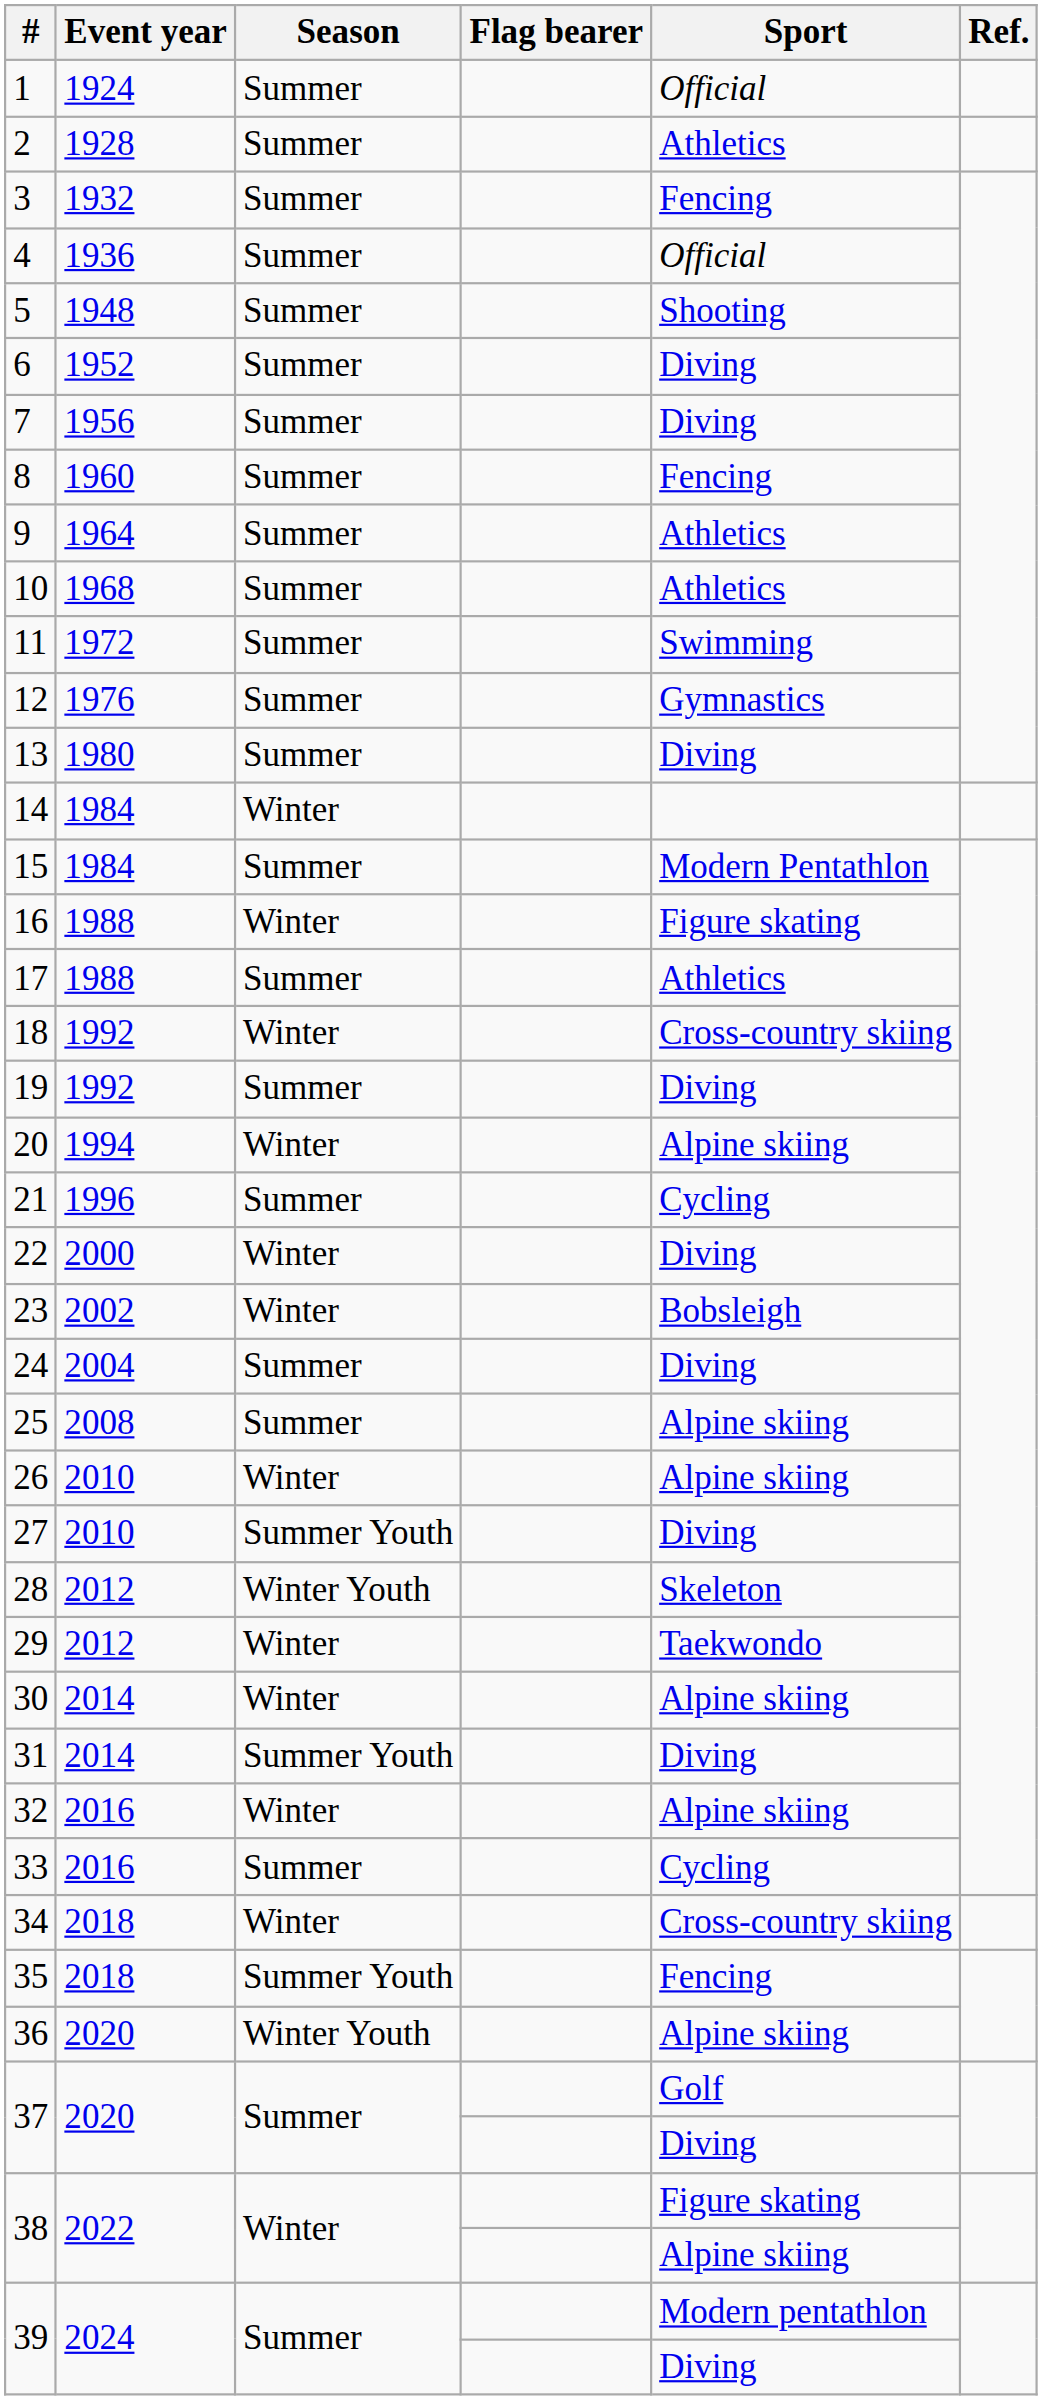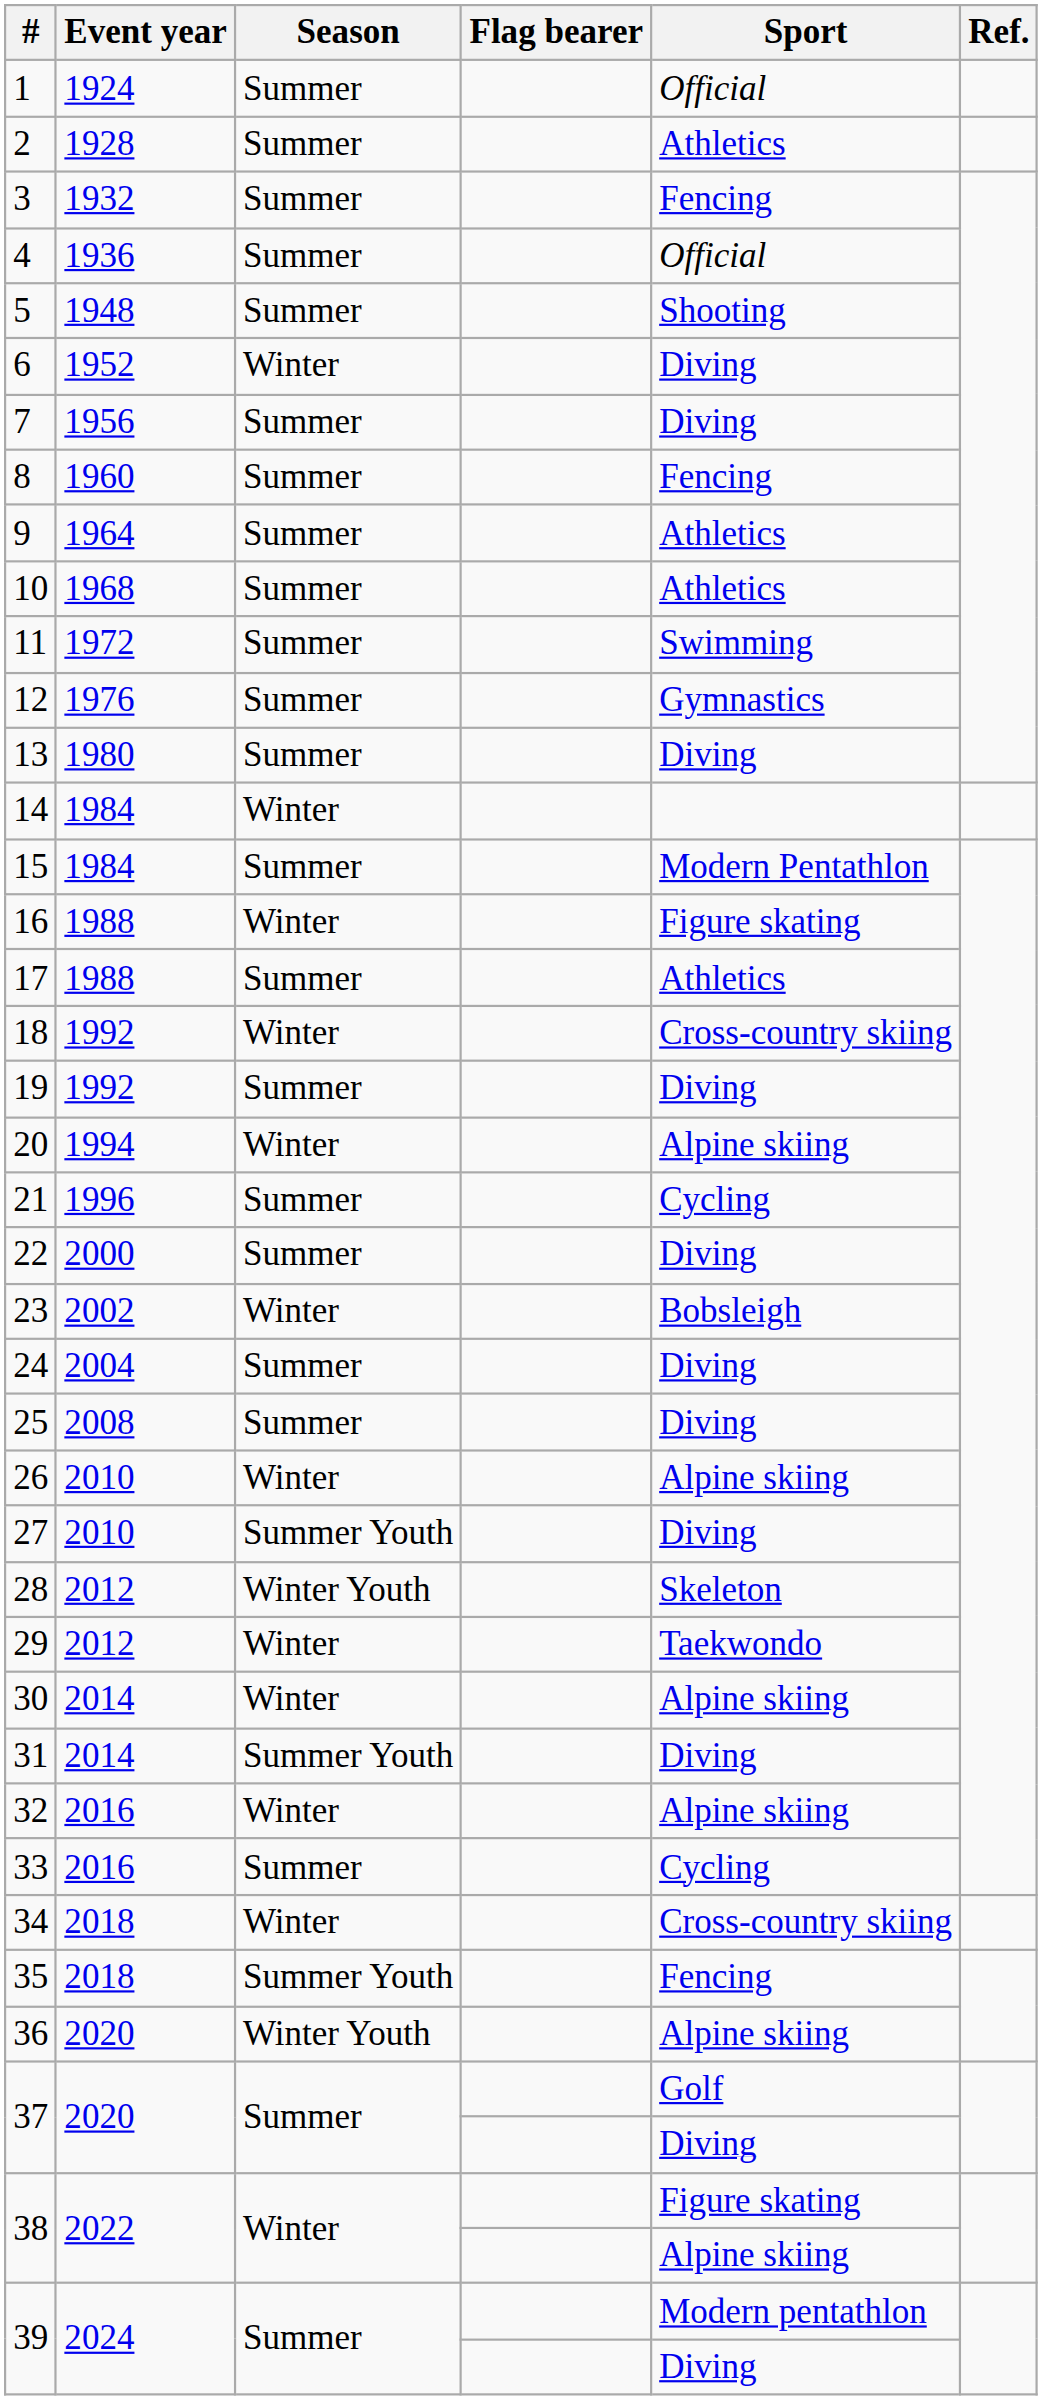(302, 365) Summer -> (291, 365) Winter
(291, 1254) Winter -> (302, 1254) Summer
(754, 1421) Alpine skiing -> (708, 1421) Diving
